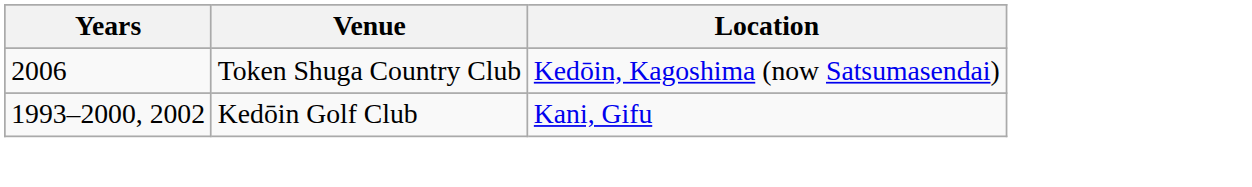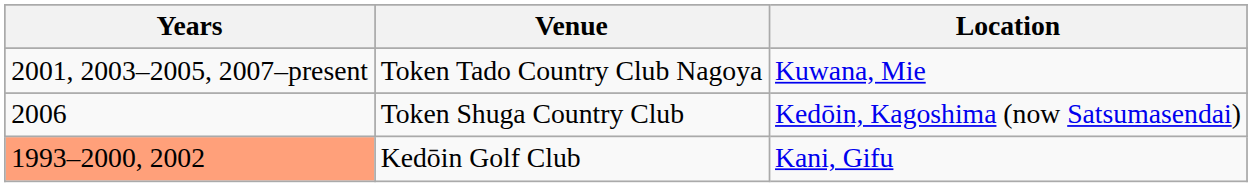+ row: (572, 70)
(108, 114) no background -> (108, 158) lightsalmon background
